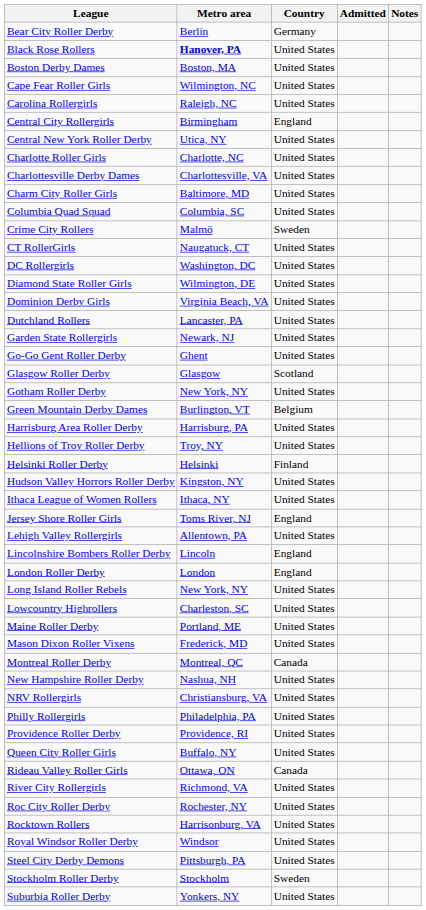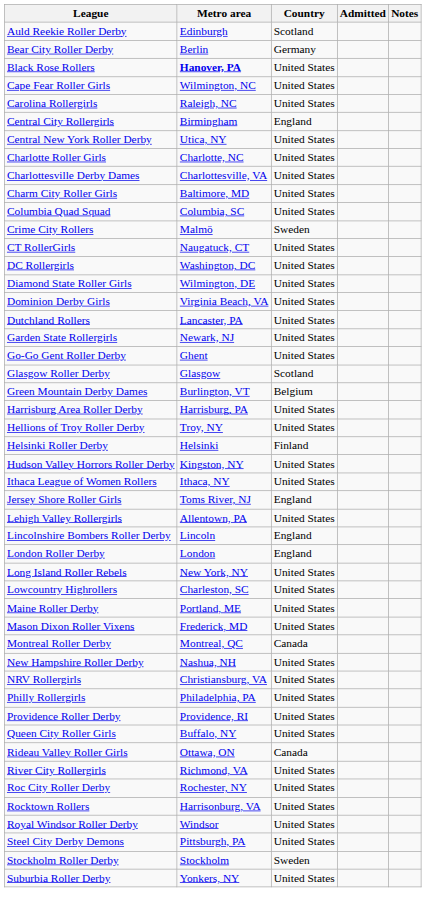+ row: (67, 31)
- row: (56, 67)
- row: (57, 391)
